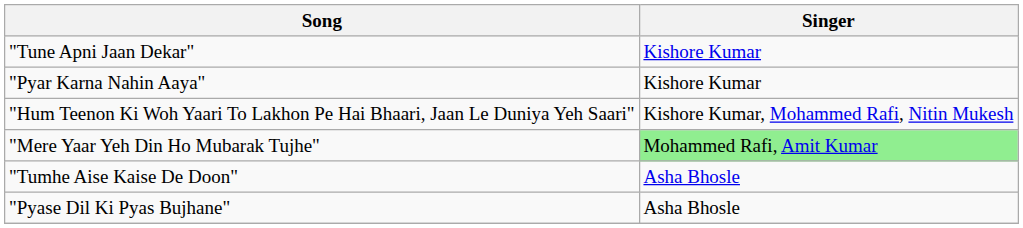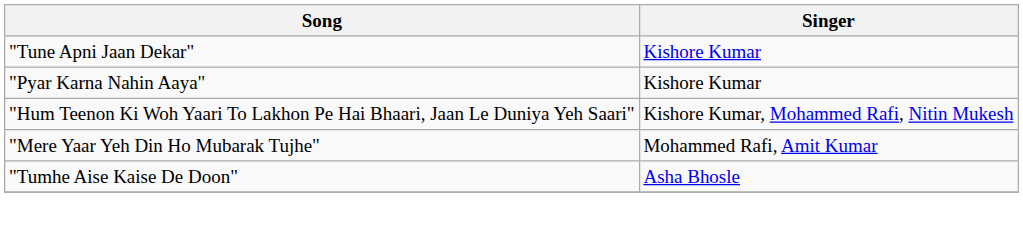(761, 145) lightgreen background -> (761, 145) no background
- row: (120, 208)
